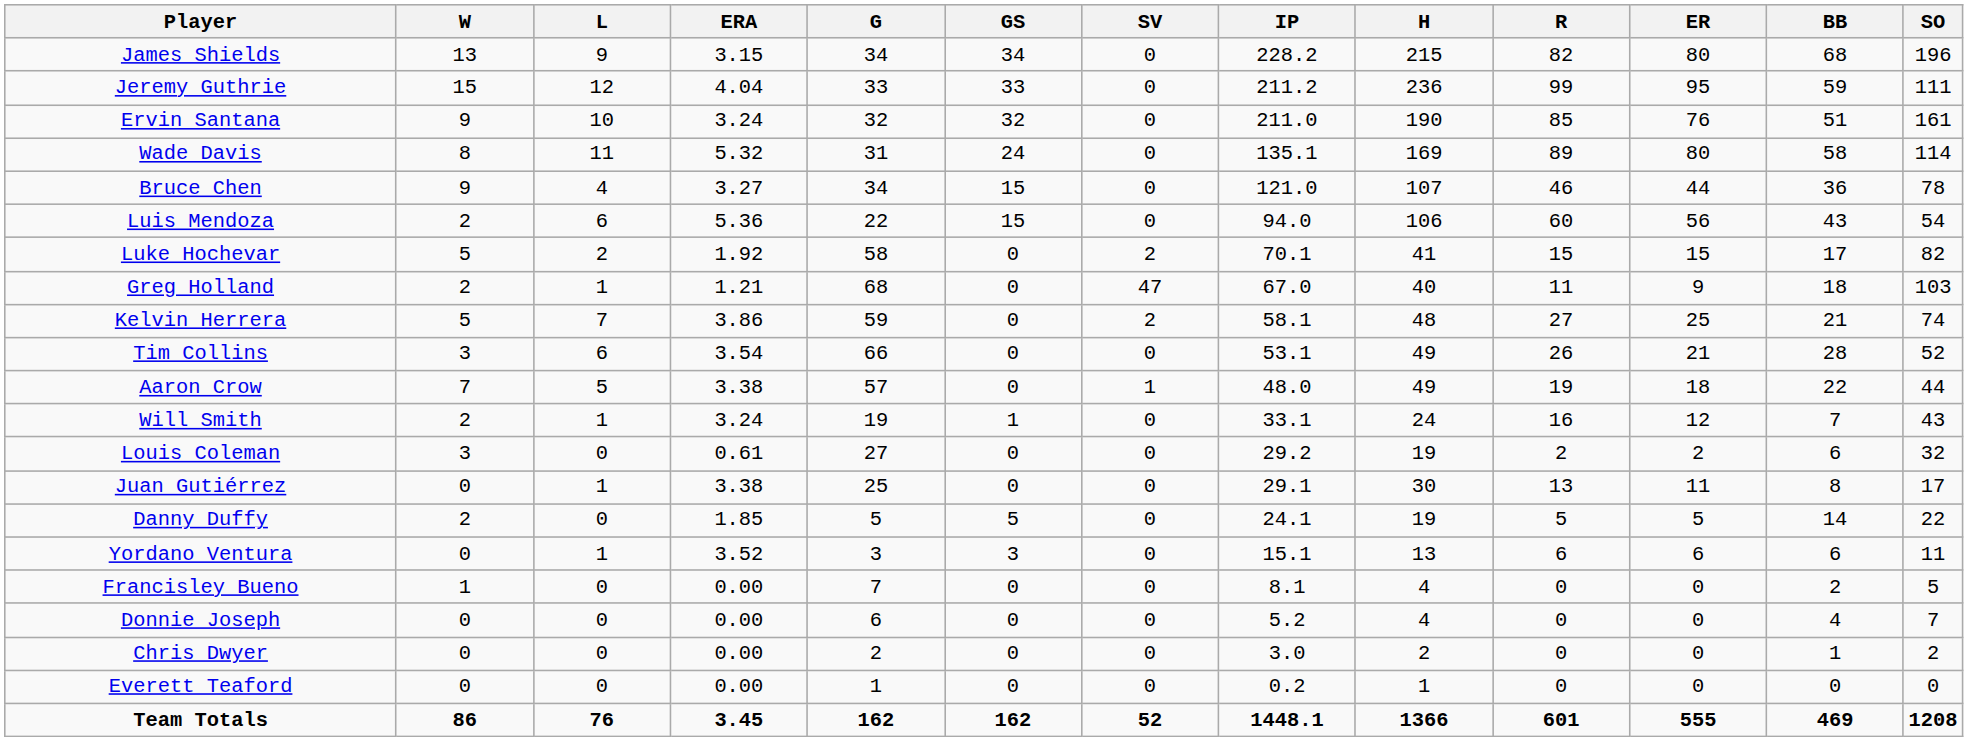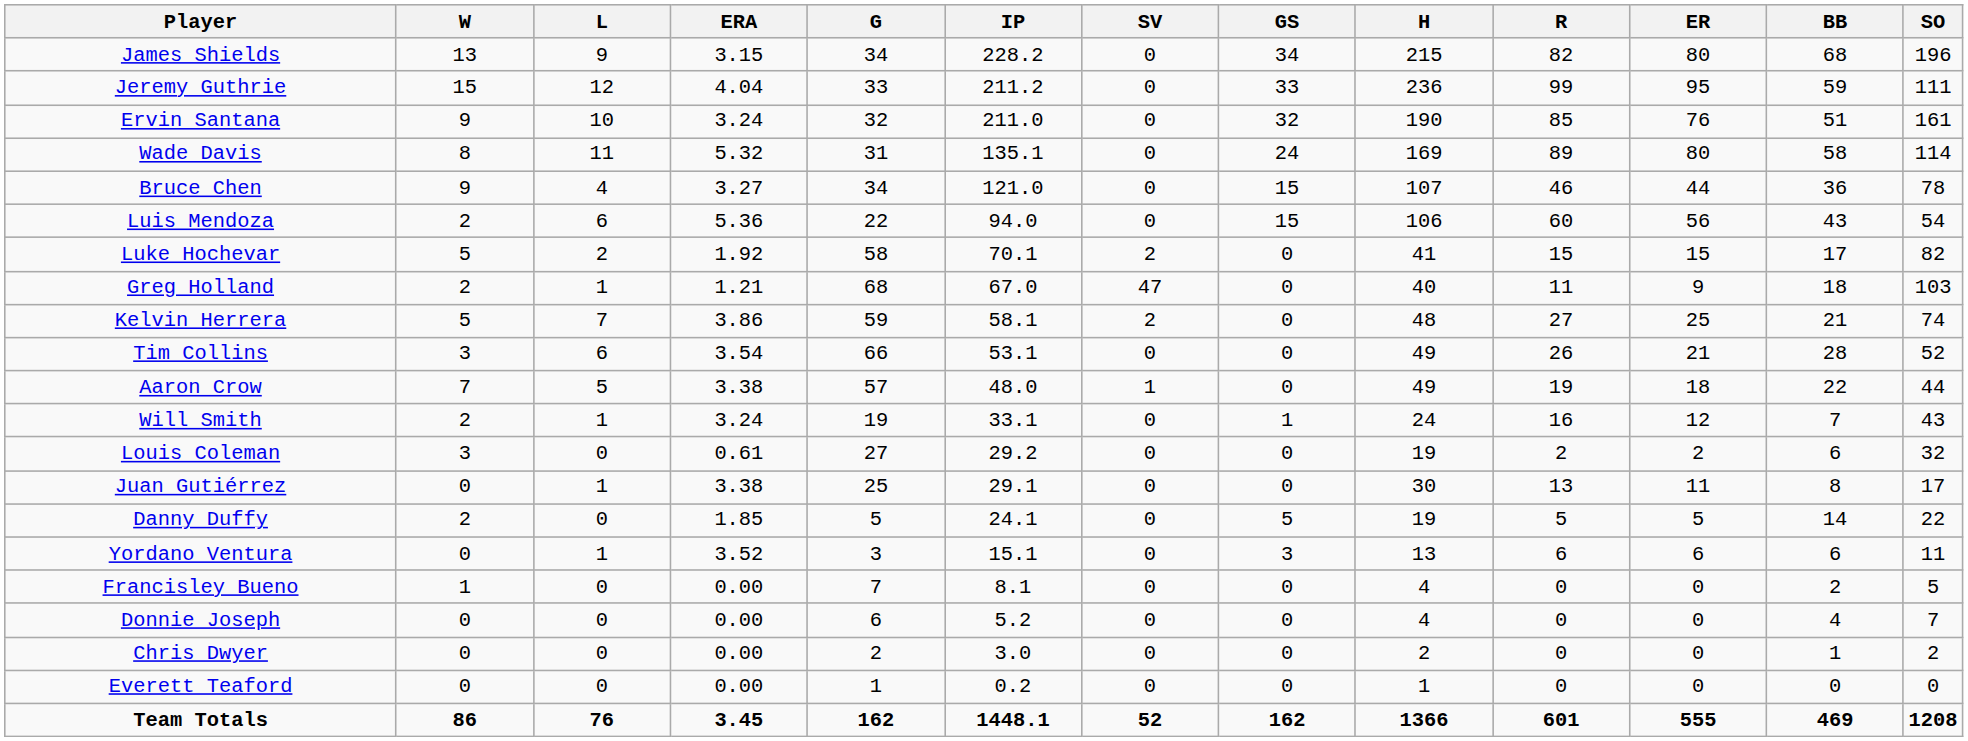columns swapped: (1013, 21) <-> (1287, 21)
